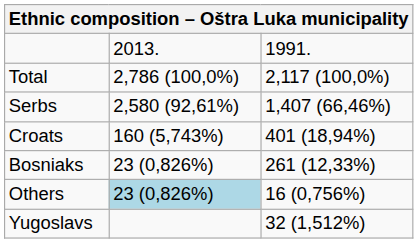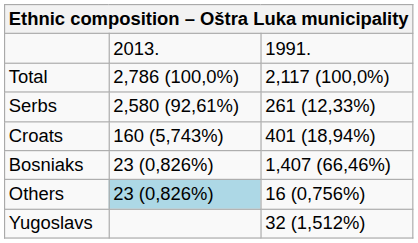(328, 106) 1,407 (66,46%) -> (320, 106) 261 (12,33%)
(320, 164) 261 (12,33%) -> (328, 164) 1,407 (66,46%)
